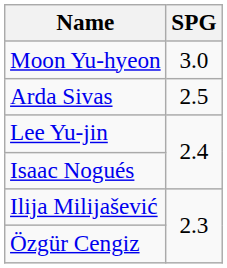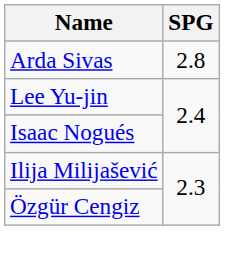- row: (85, 59)
(194, 96) 2.5 -> (191, 59) 2.8
